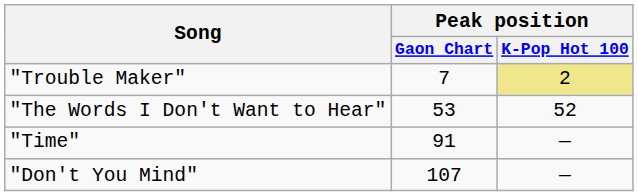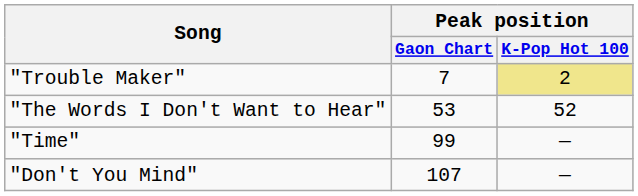(444, 143) 91 -> (444, 143) 99
